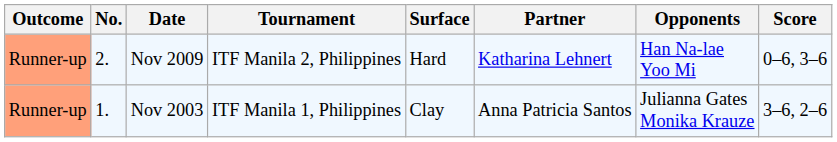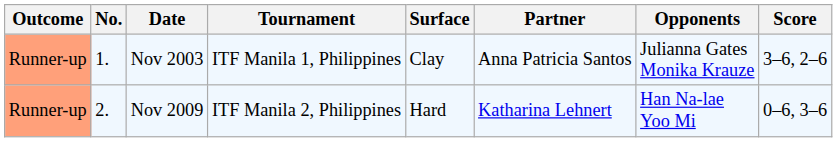rows swapped: (167, 110) <-> (167, 59)
